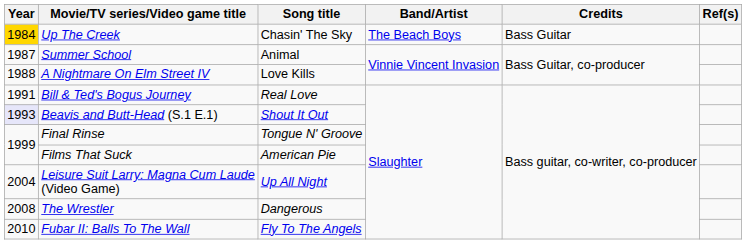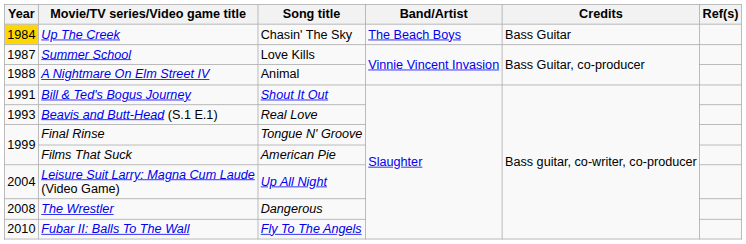(280, 54) Animal -> (288, 54) Love Kills
(288, 74) Love Kills -> (280, 74) Animal
(289, 94) Real Love -> (294, 94) Shout It Out
(21, 114) lavender background -> (21, 114) no background
(294, 114) Shout It Out -> (289, 114) Real Love
